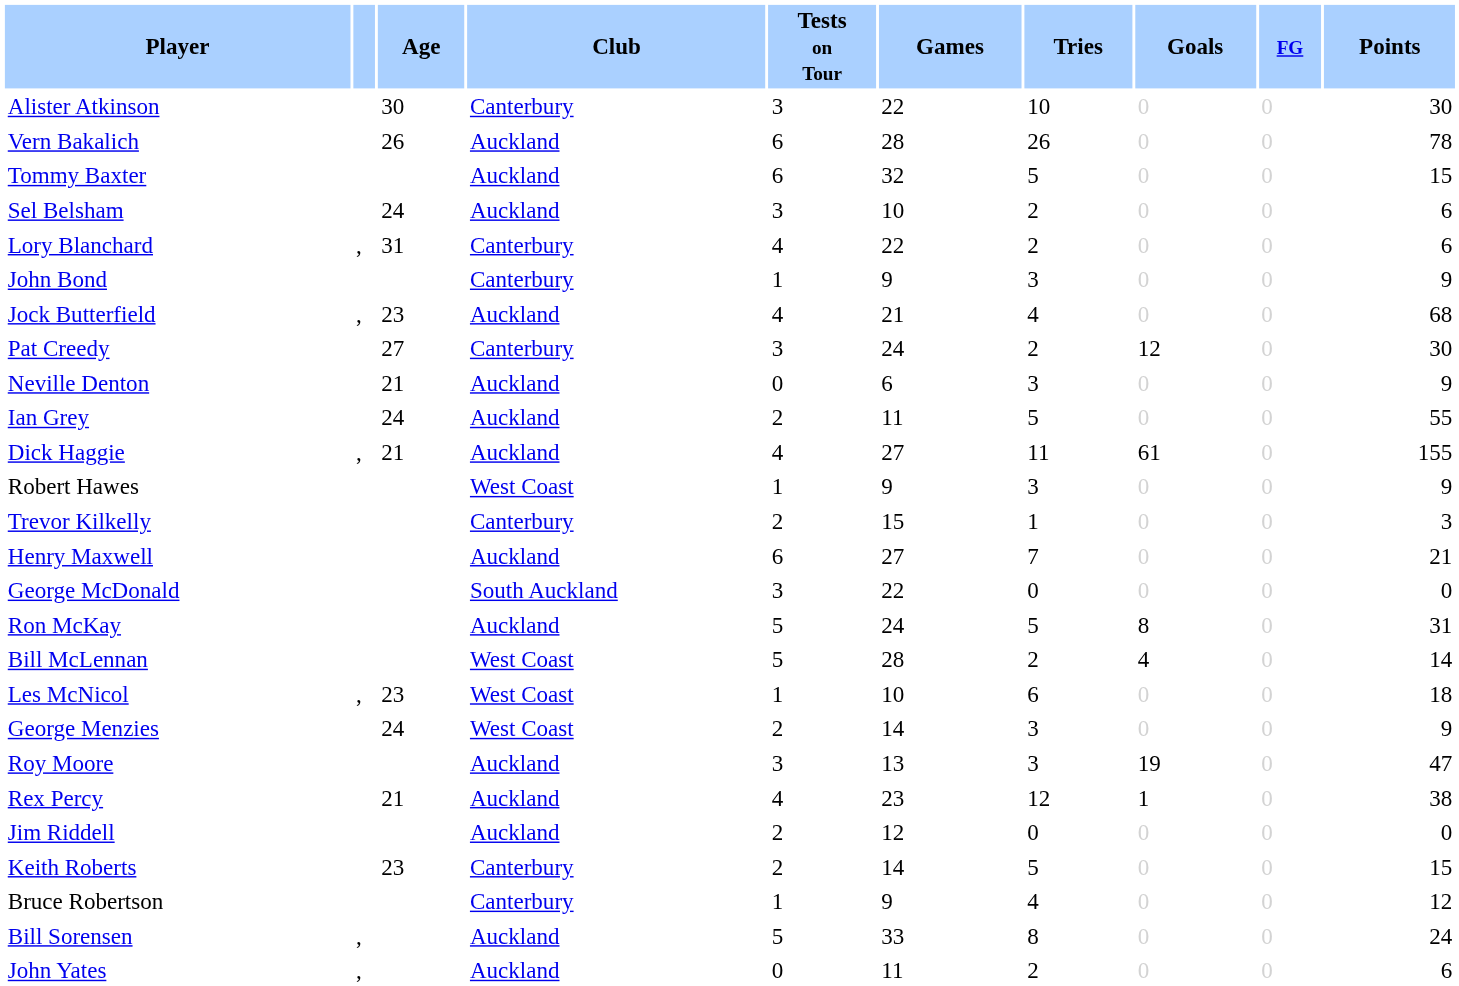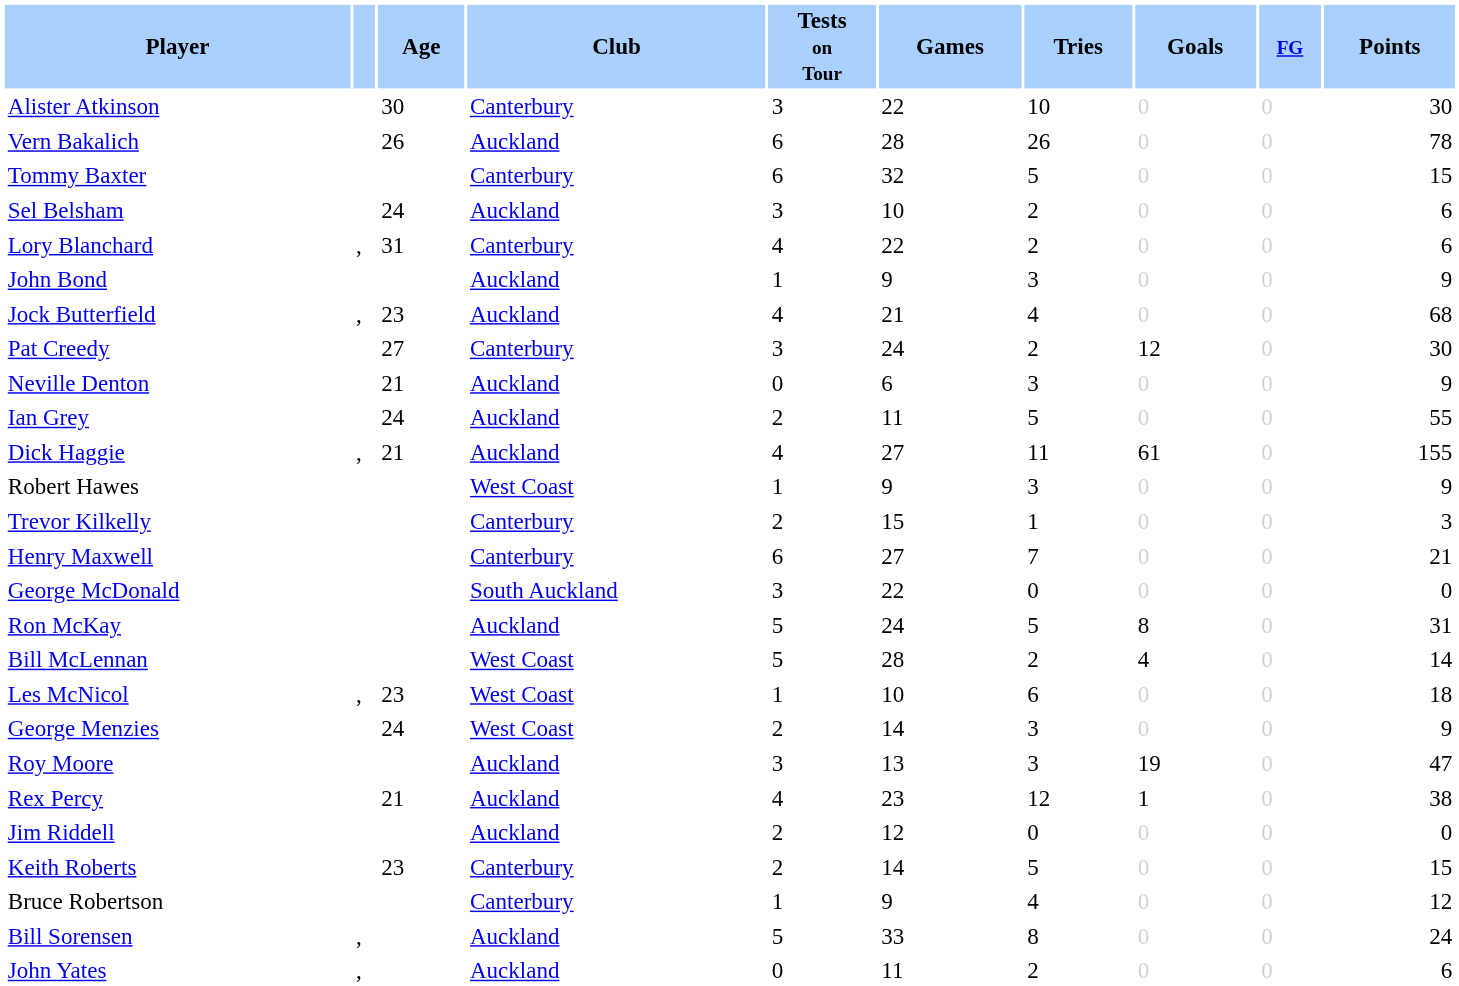(515, 176) Auckland -> (522, 176) Canterbury
(522, 279) Canterbury -> (515, 279) Auckland
(515, 556) Auckland -> (522, 556) Canterbury
